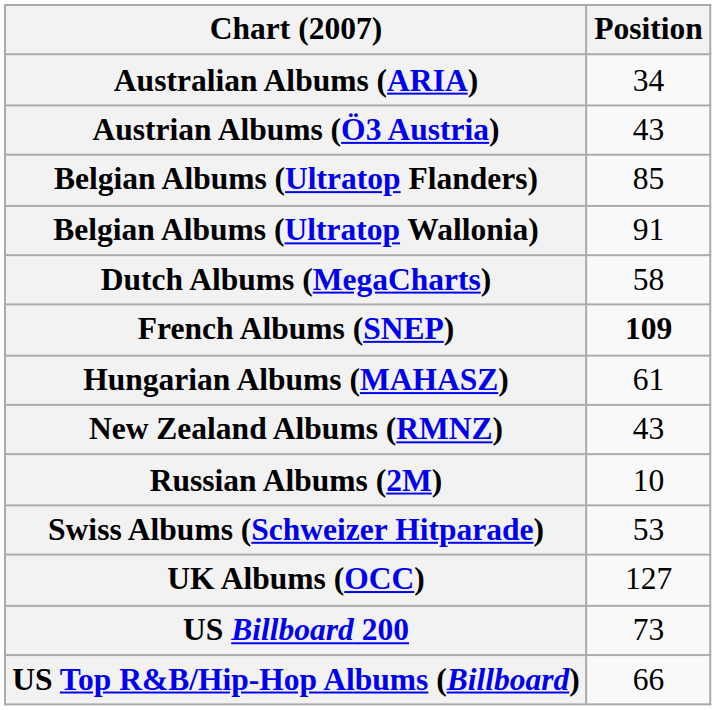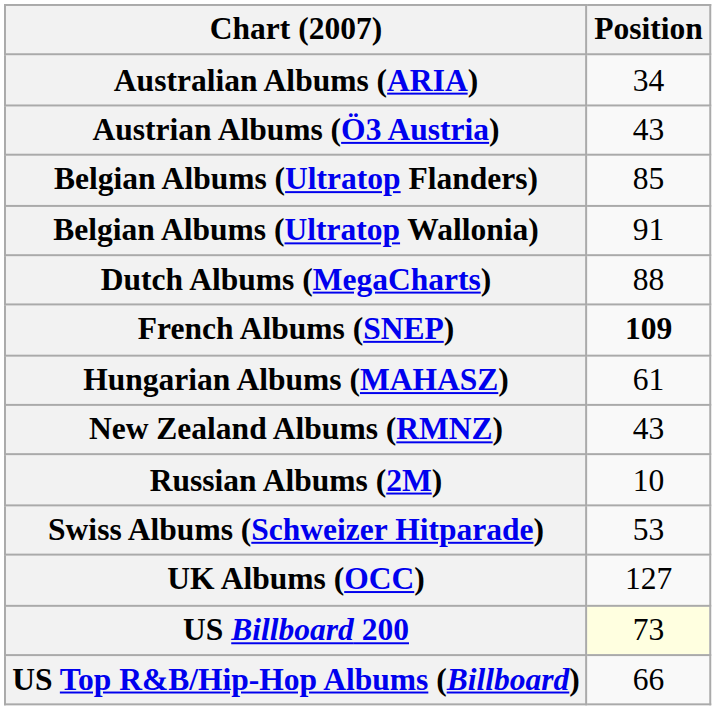(649, 279) 58 -> (649, 279) 88
(649, 629) no background -> (649, 629) lightyellow background
